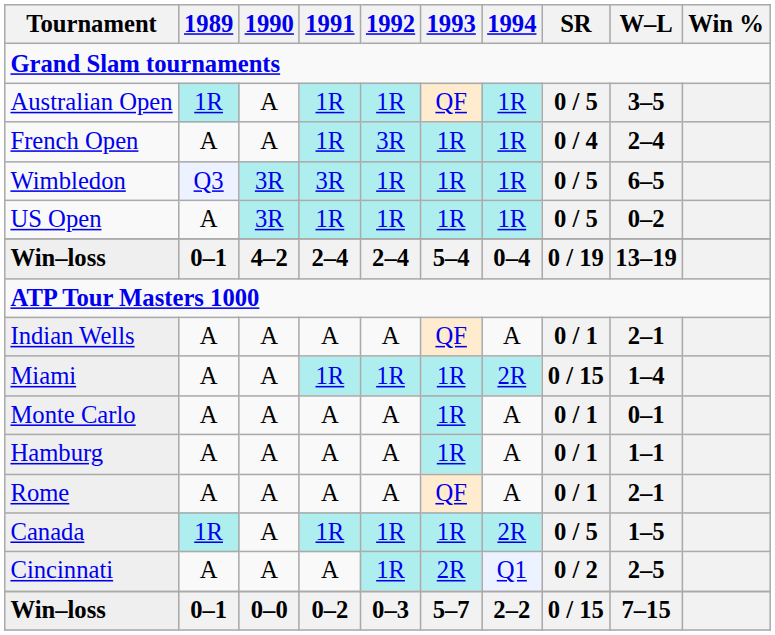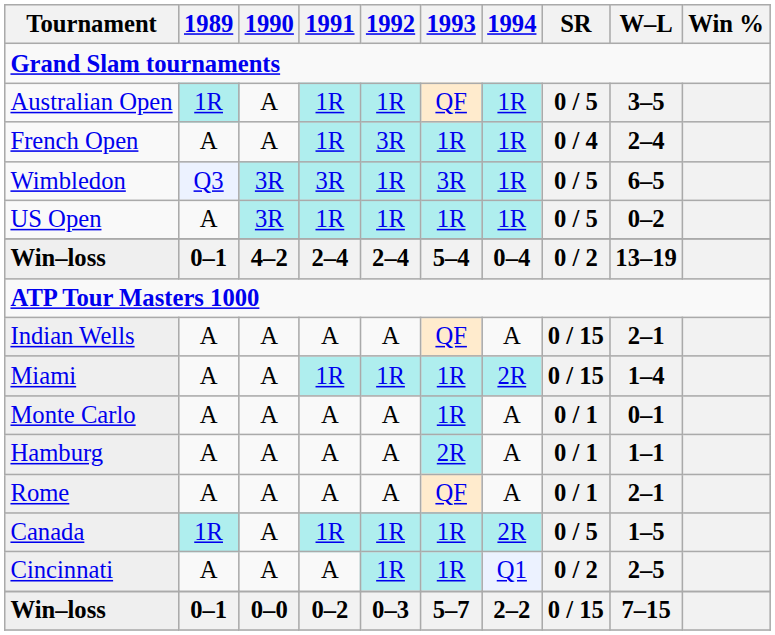(451, 180) 1R -> (451, 180) 3R
(576, 258) 0 / 19 -> (576, 258) 0 / 2
(576, 336) 0 / 1 -> (576, 336) 0 / 15
(451, 453) 1R -> (451, 453) 2R
(451, 571) 2R -> (451, 571) 1R
